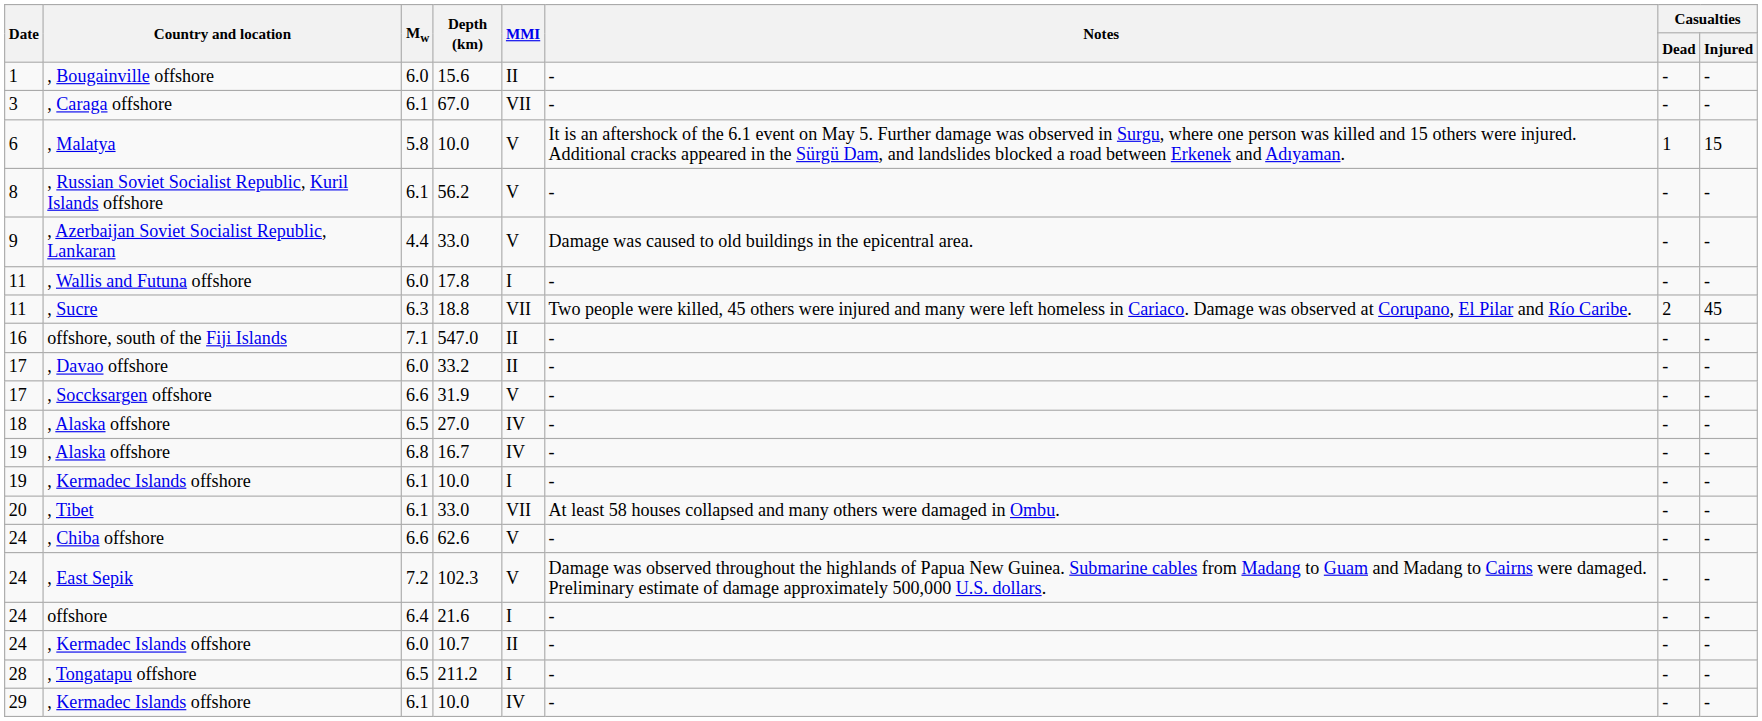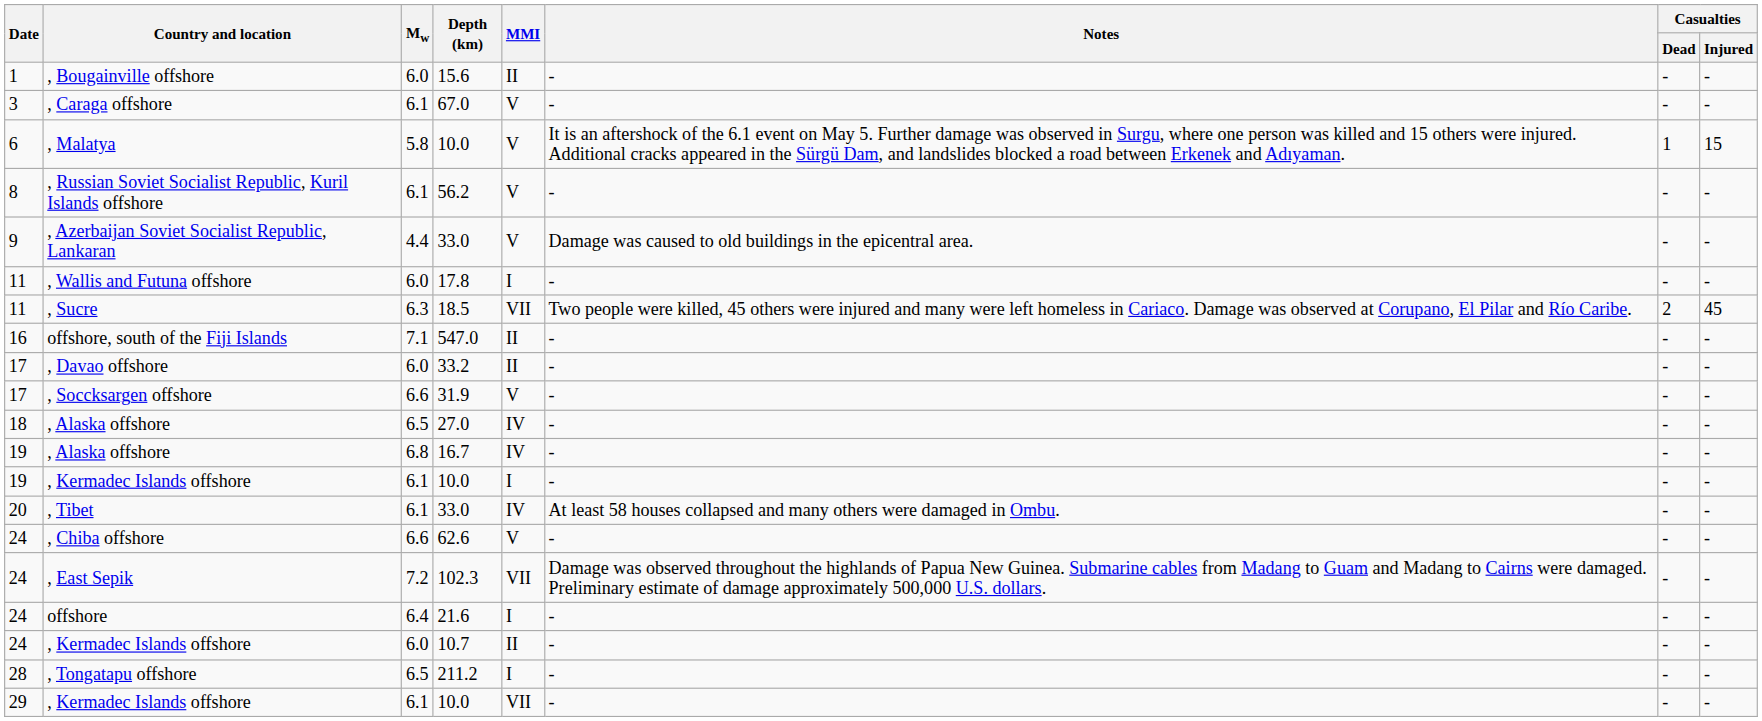(518, 104) VII -> (512, 104) V
(453, 309) 18.8 -> (453, 309) 18.5
(518, 509) VII -> (515, 509) IV
(512, 577) V -> (518, 577) VII
(515, 702) IV -> (518, 702) VII
